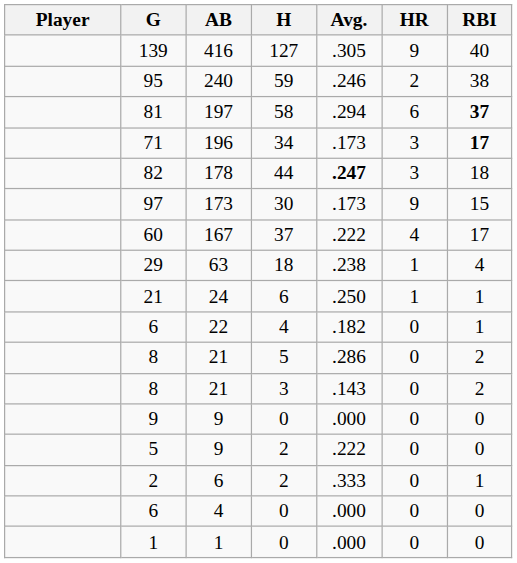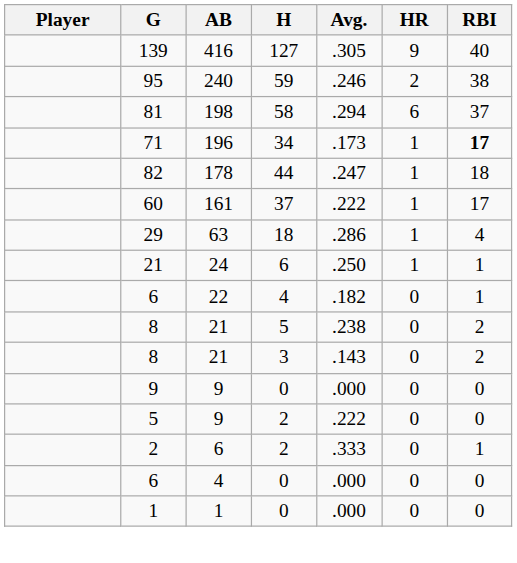(218, 111) 197 -> (218, 111) 198
(479, 111) bold -> (479, 111) normal
(414, 142) 3 -> (414, 142) 1
(349, 173) bold -> (349, 173) normal
(414, 173) 3 -> (414, 173) 1
- row: (153, 204)
(218, 234) 167 -> (218, 204) 161
(414, 234) 4 -> (414, 204) 1
(349, 265) .238 -> (349, 234) .286
(349, 357) .286 -> (349, 326) .238
